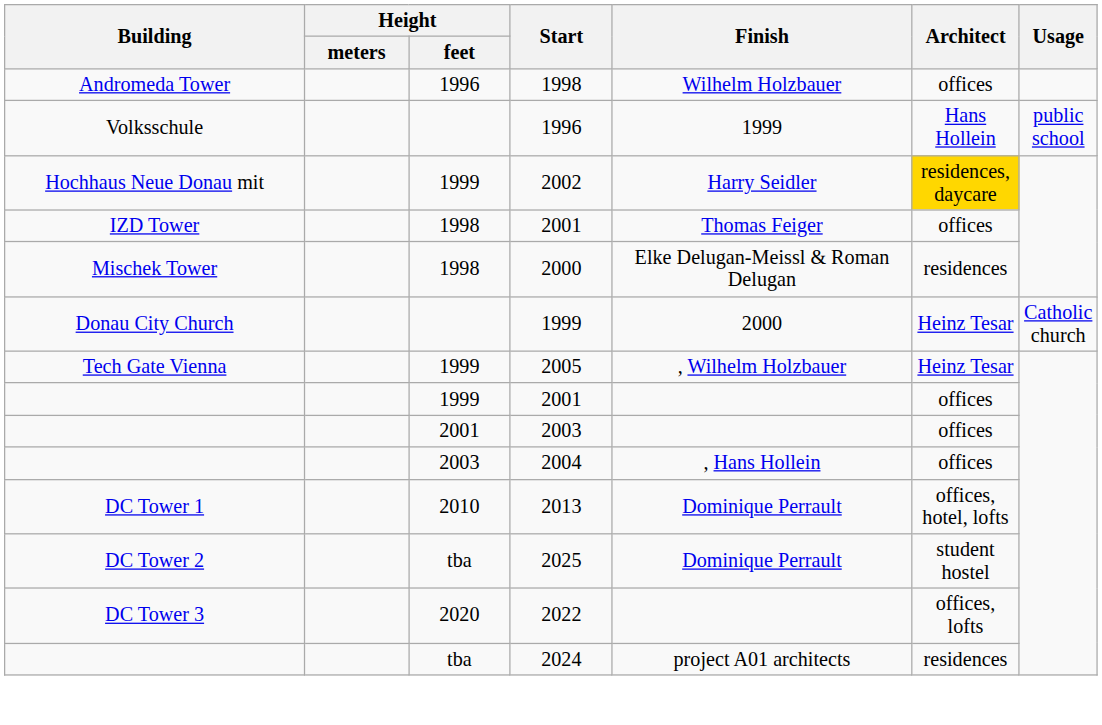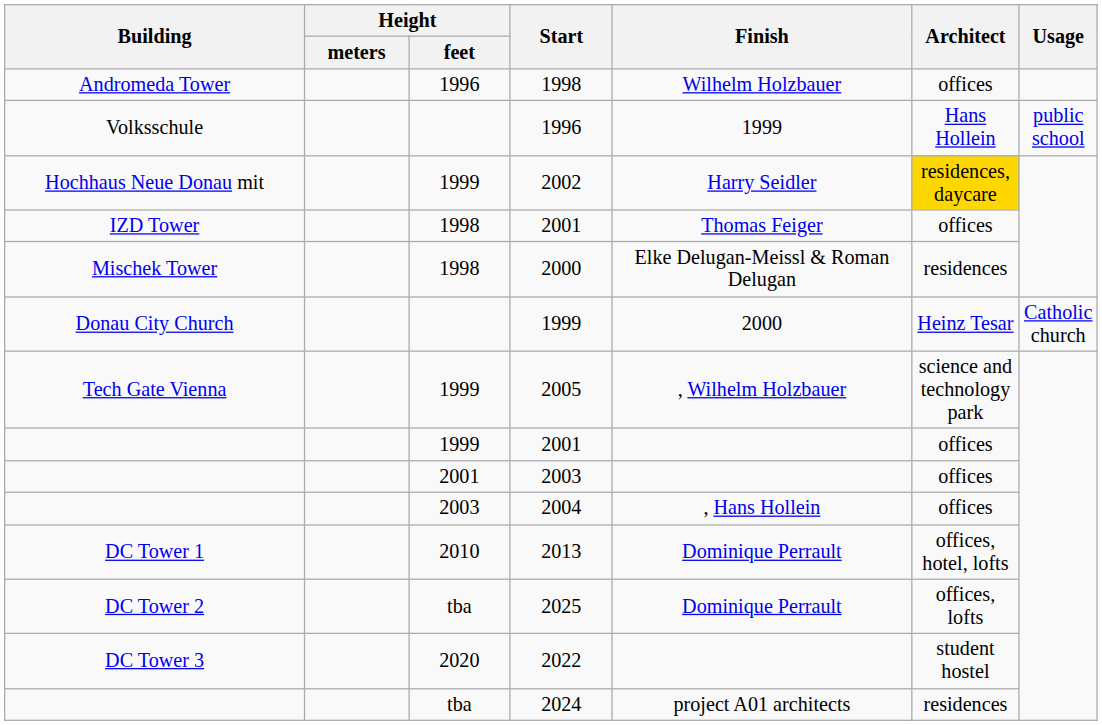(965, 366) Heinz Tesar -> (965, 389) science and technology park
(965, 560) student hostel -> (965, 606) offices, lofts
(965, 615) offices, lofts -> (965, 660) student hostel
